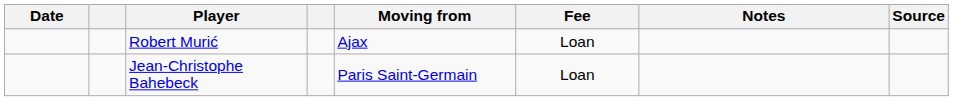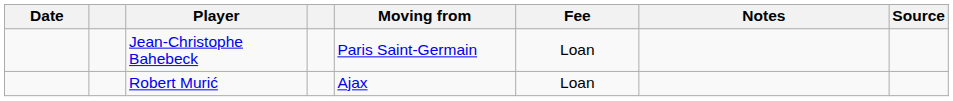rows swapped: (186, 74) <-> (173, 41)
